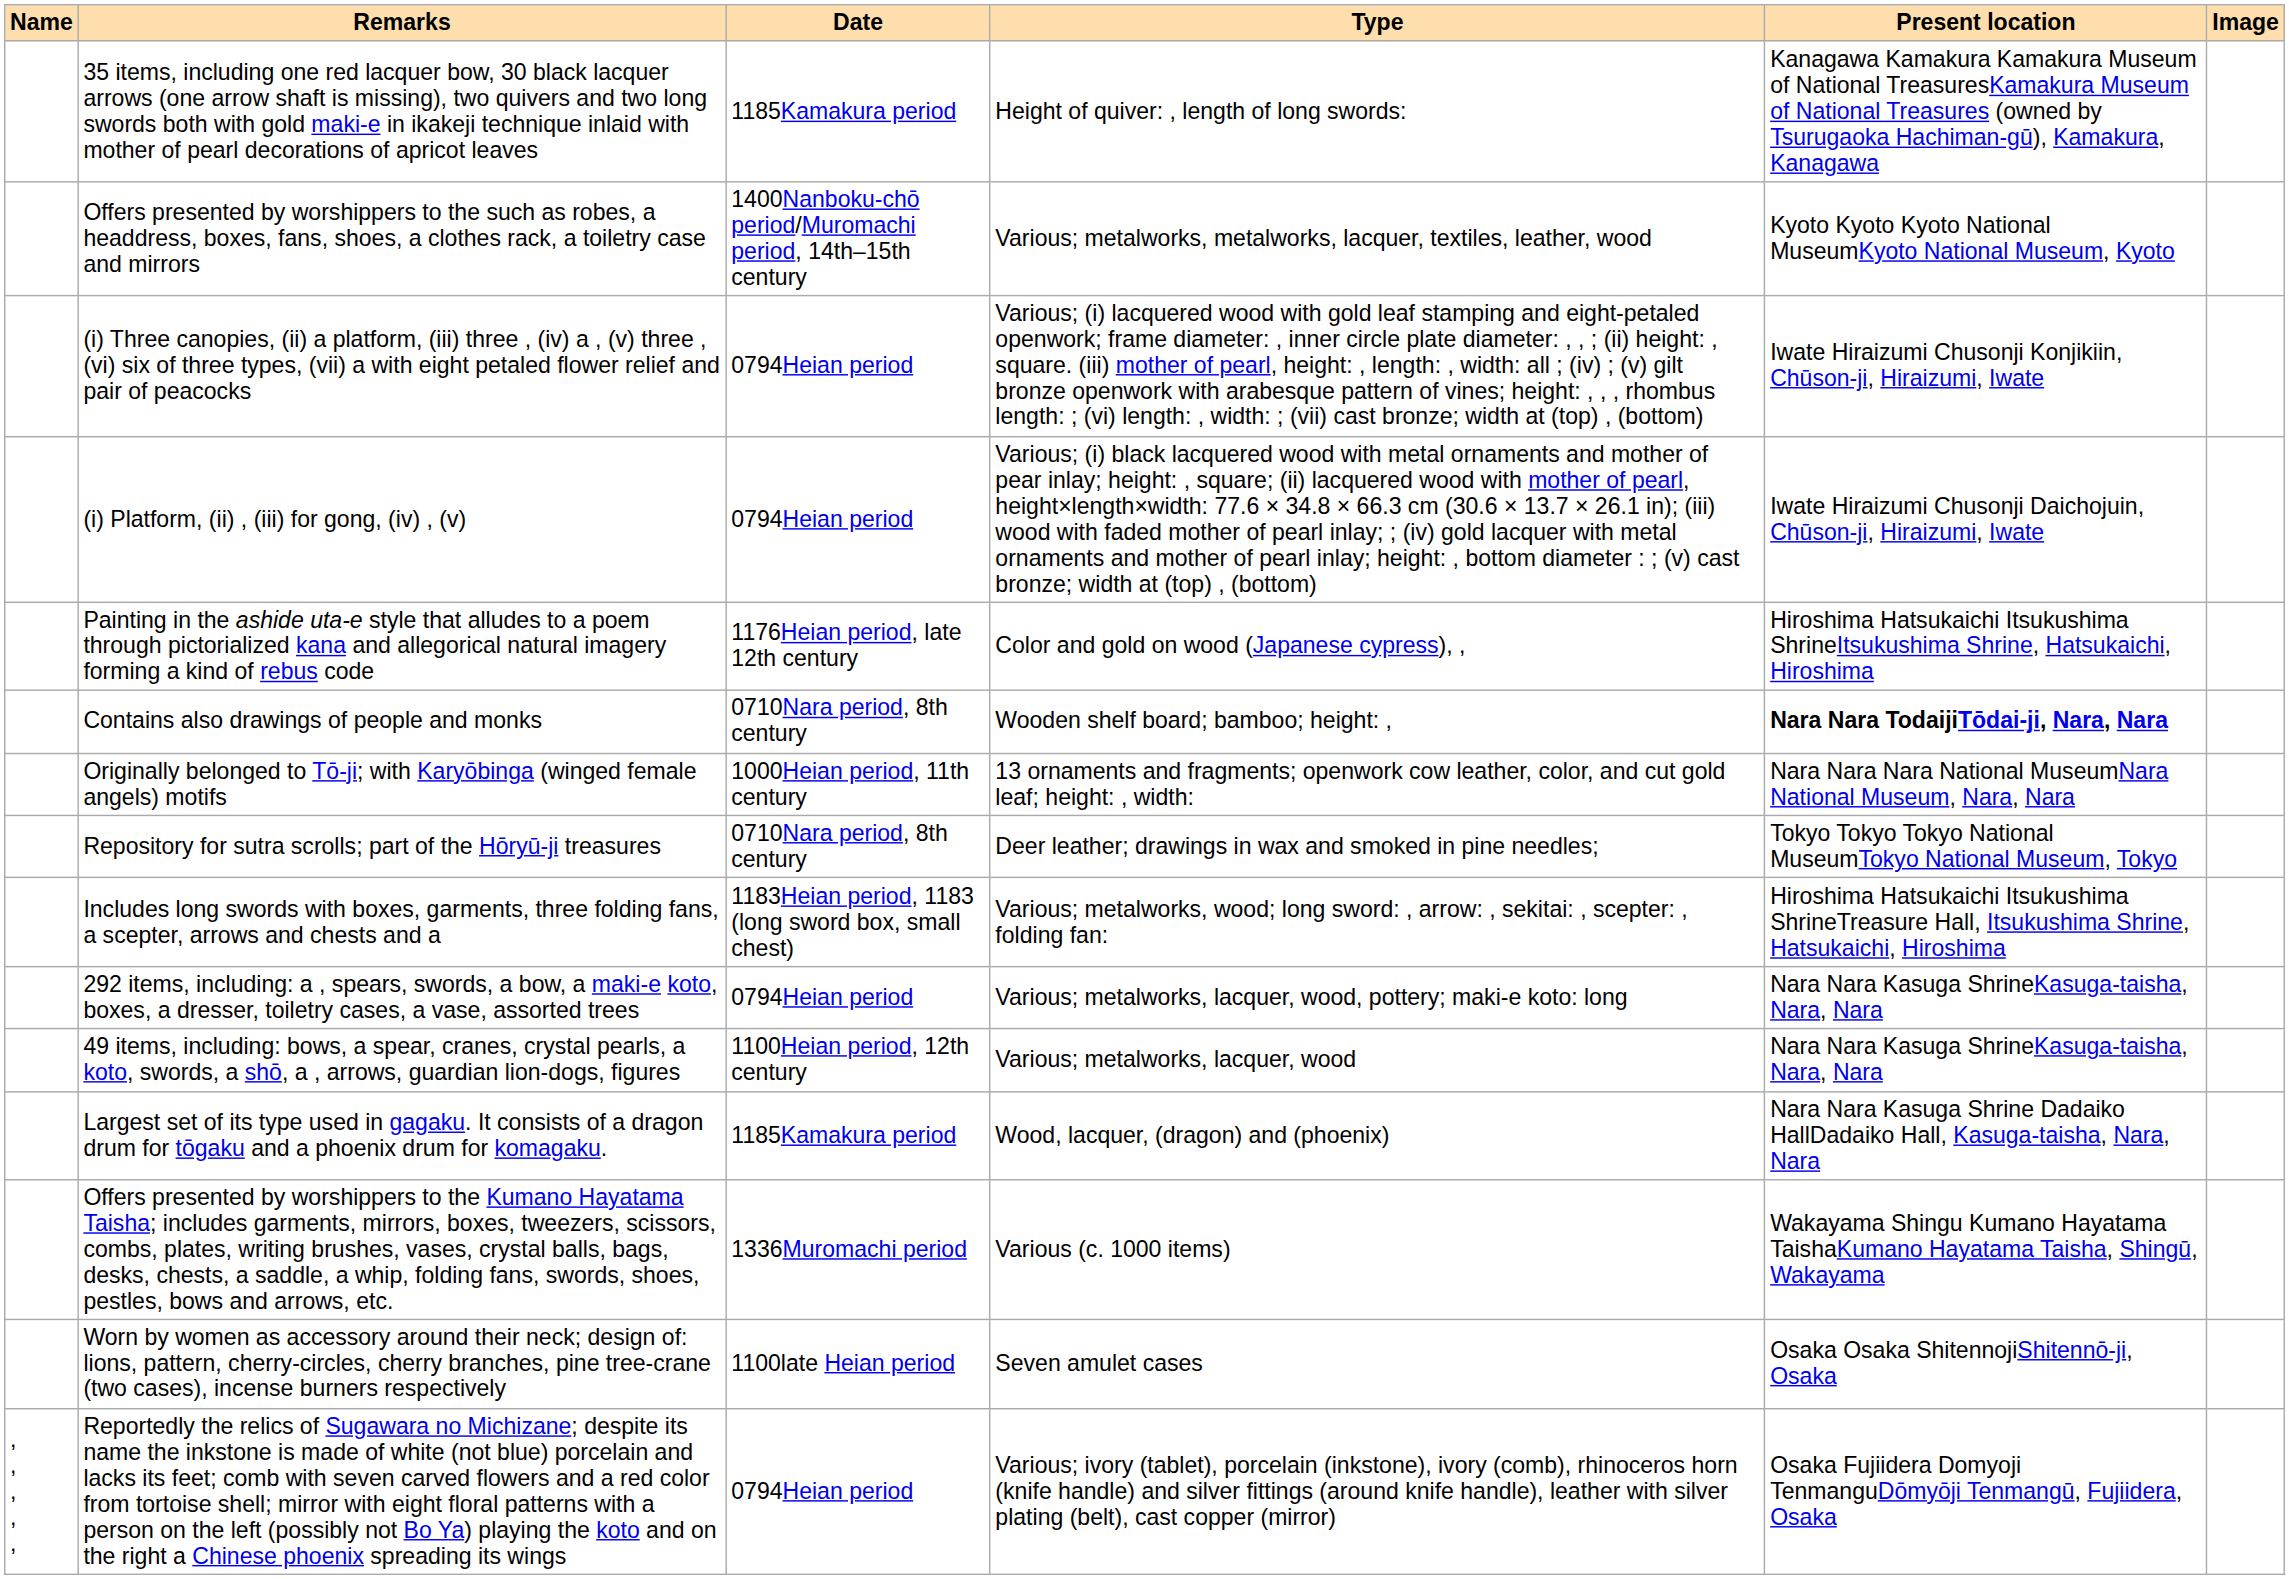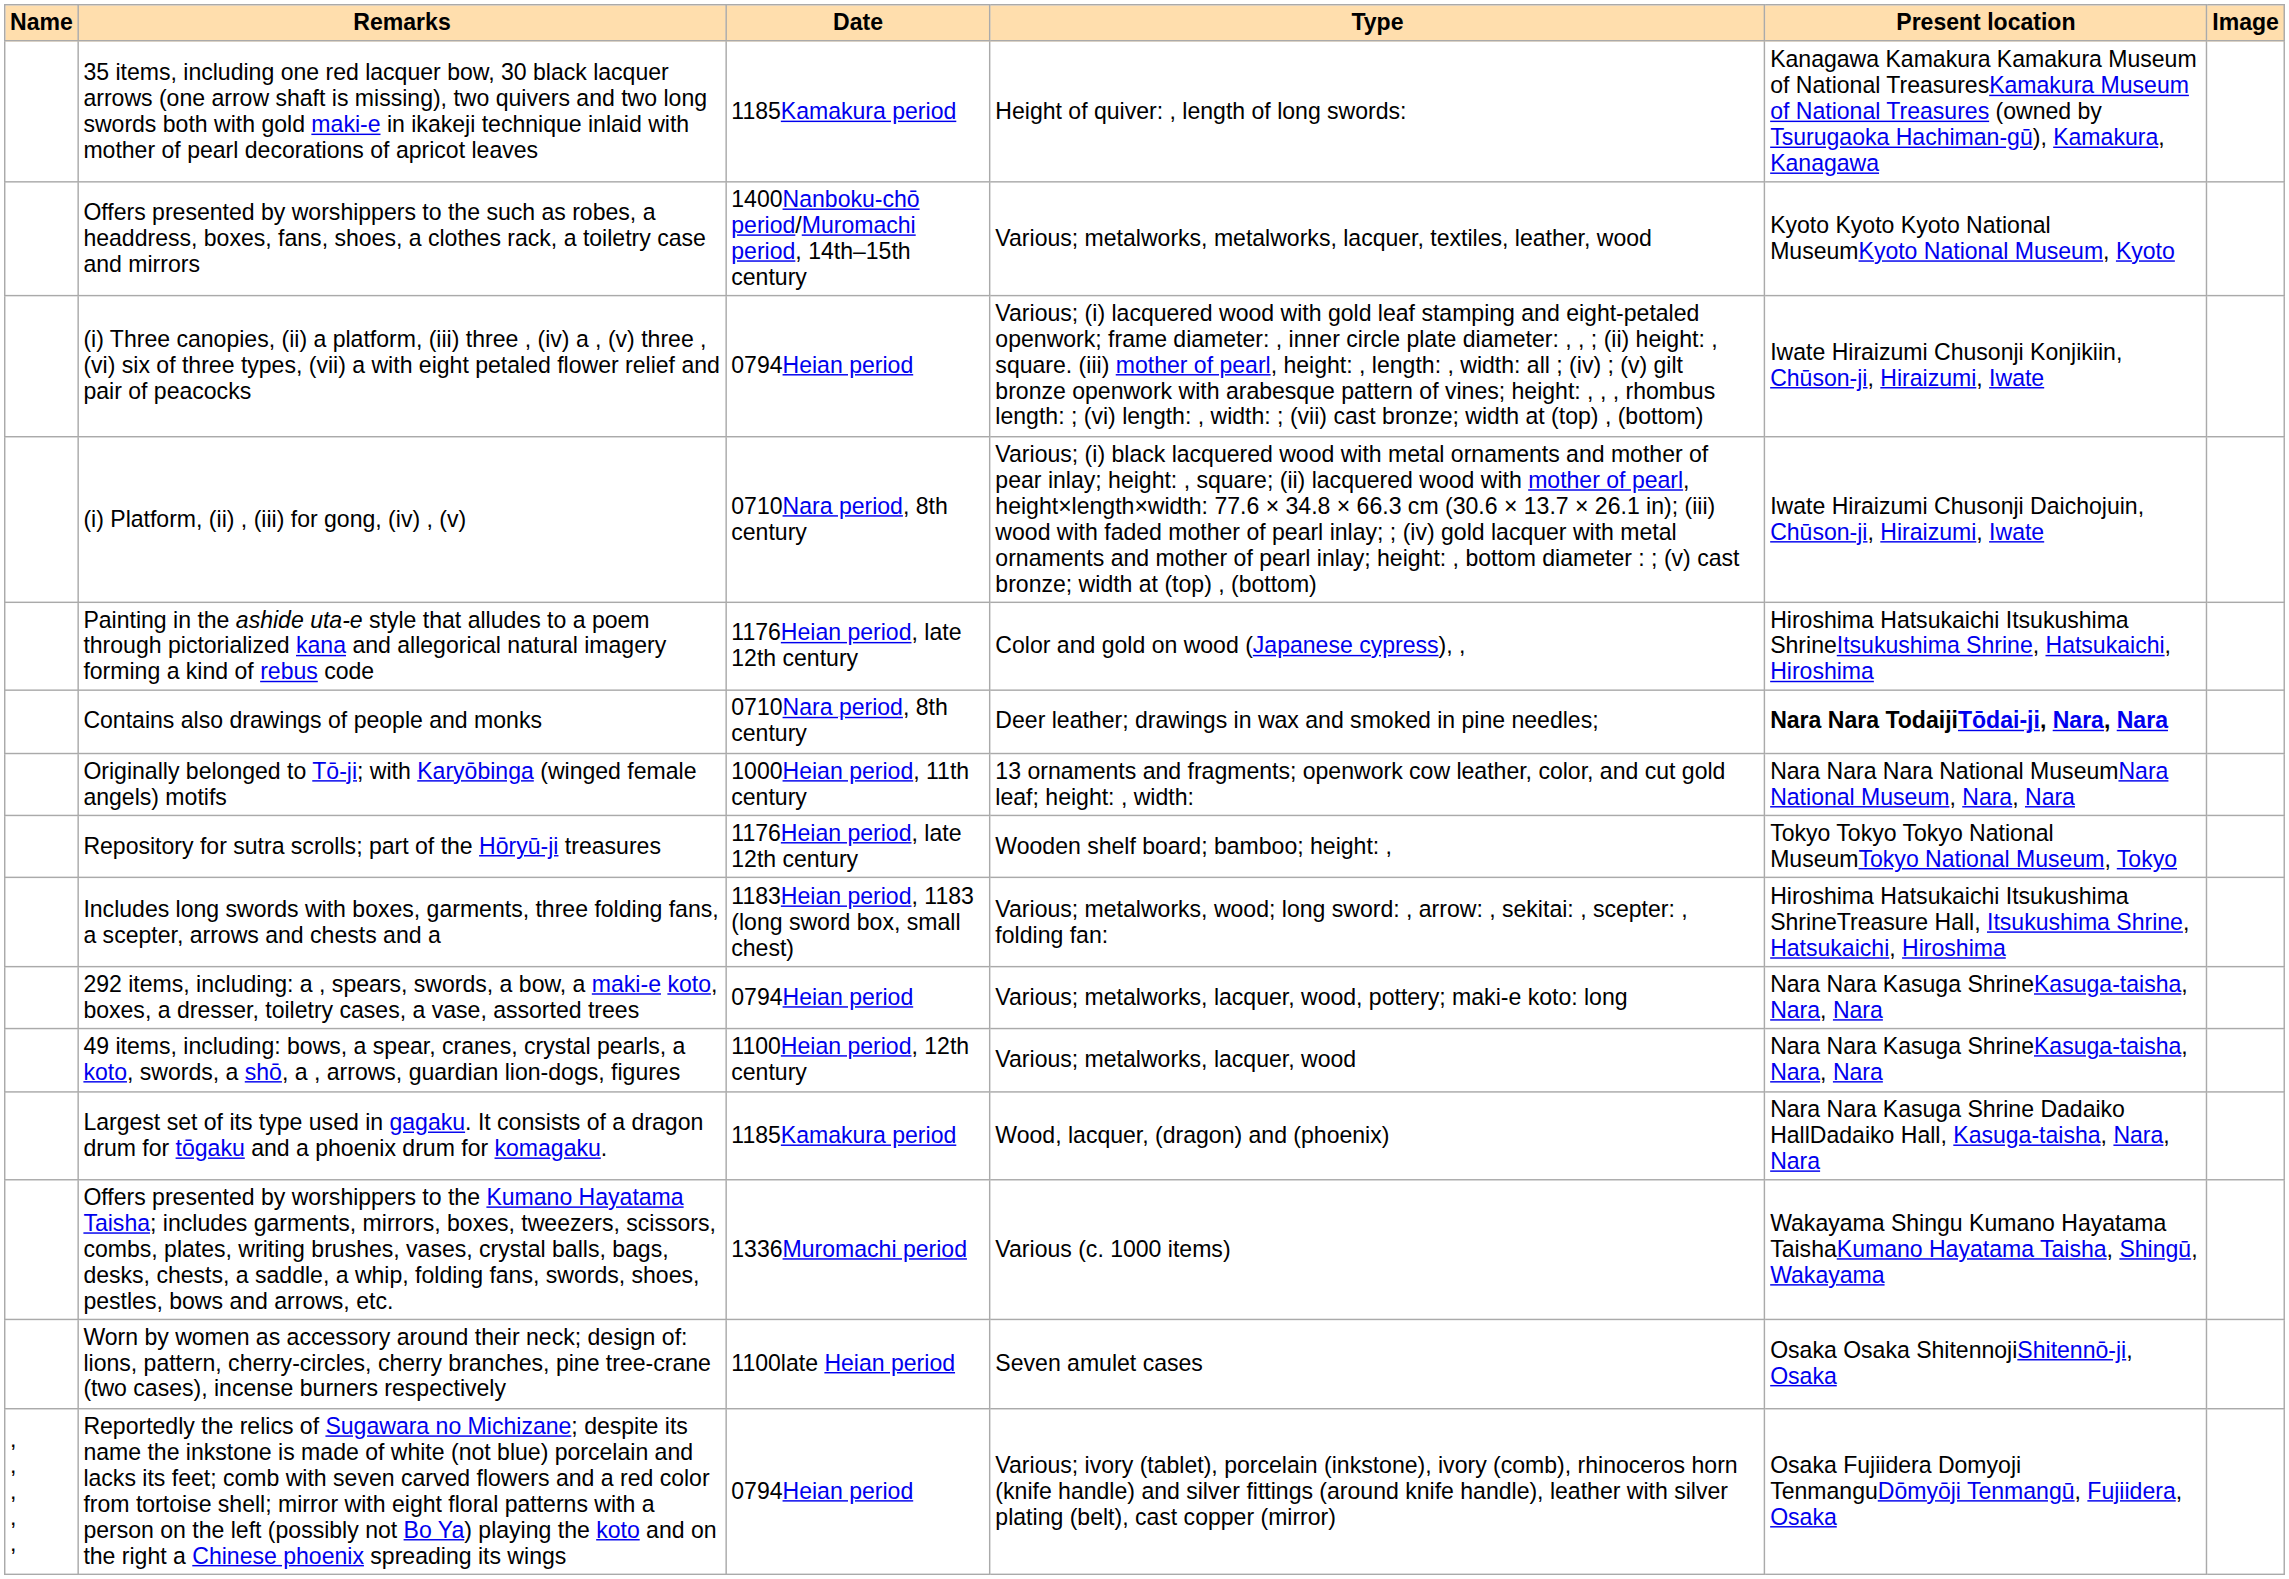(822, 518) 0794Heian period -> (840, 518) 0710Nara period, 8th century
(1194, 721) Wooden shelf board; bamboo; height: , -> (1297, 721) Deer leather; drawings in wax and smoked in pine needles;
(840, 846) 0710Nara period, 8th century -> (846, 846) 1176Heian period, late 12th century
(1297, 846) Deer leather; drawings in wax and smoked in pine needles; -> (1194, 846) Wooden shelf board; bamboo; height: ,
